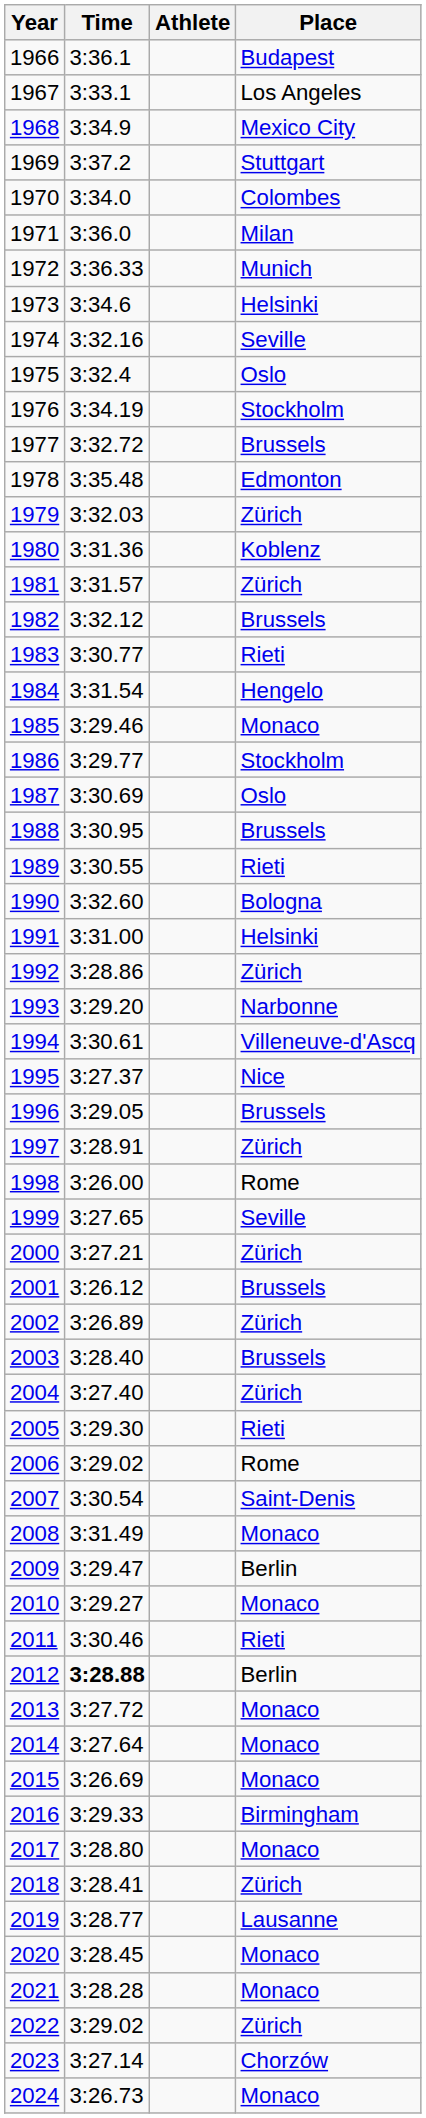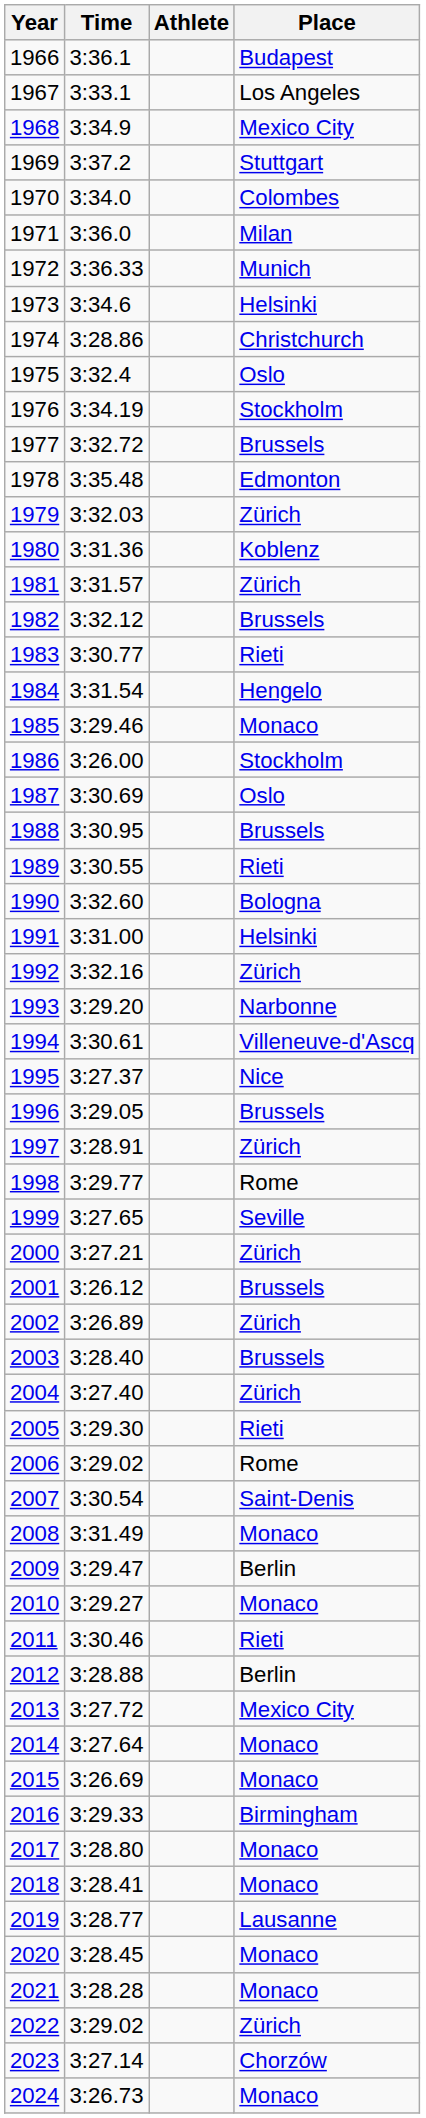(107, 339) 3:32.16 -> (107, 339) 3:28.86
(273, 339) Seville -> (302, 339) Christchurch
(107, 760) 3:29.77 -> (107, 760) 3:26.00
(107, 971) 3:28.86 -> (107, 971) 3:32.16
(107, 1182) 3:26.00 -> (107, 1182) 3:29.77
(107, 1674) bold -> (107, 1674) normal
(280, 1709) Monaco -> (297, 1709) Mexico City
(271, 1884) Zürich -> (279, 1884) Monaco
